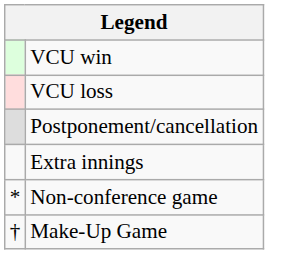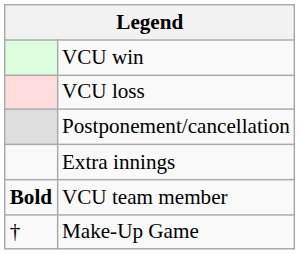- row: (124, 196)
+ row: (145, 196)
